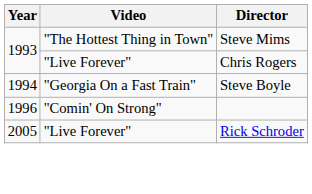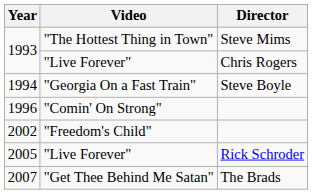+ row: (22, 131)
+ row: (22, 177)
